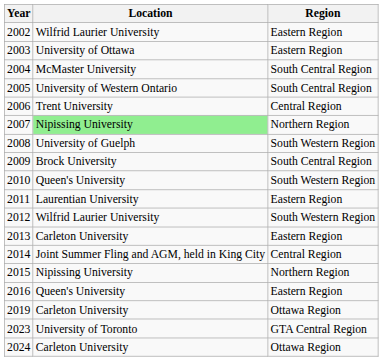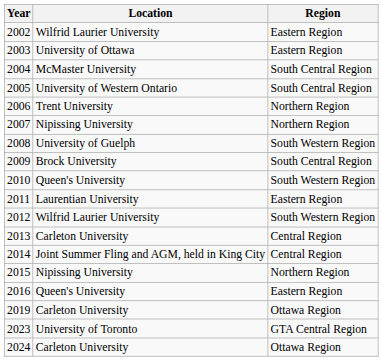(306, 106) Central Region -> (310, 106) Northern Region
(84, 124) lightgreen background -> (84, 124) no background
(306, 236) Eastern Region -> (306, 236) Central Region
